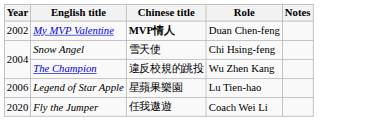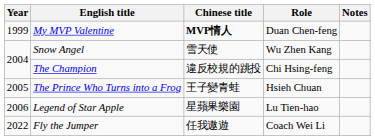(18, 31) 2002 -> (18, 31) 1999
(242, 50) Chi Hsing-feng -> (299, 50) Wu Zhen Kang
(242, 69) Wu Zhen Kang -> (299, 69) Chi Hsing-feng
+ row: (107, 88)
(18, 107) 2020 -> (18, 126) 2022
